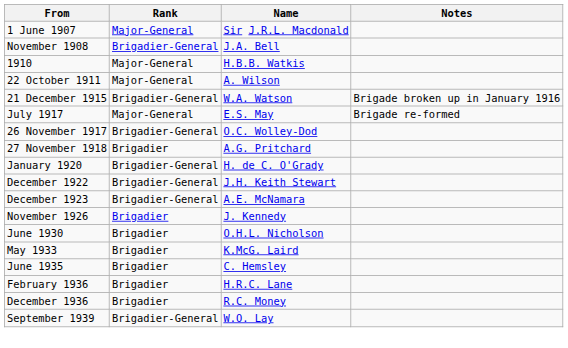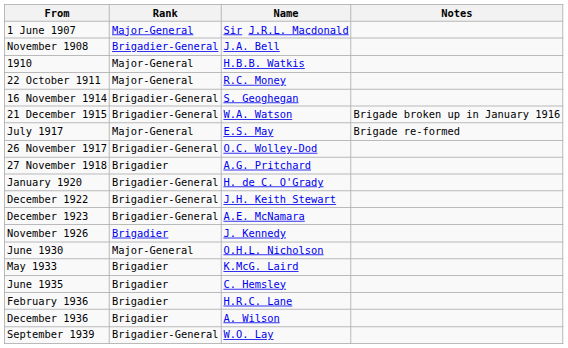(252, 81) A. Wilson -> (255, 81) R.C. Money
+ row: (57, 98)
(140, 233) Brigadier -> (153, 250) Major-General
(255, 301) R.C. Money -> (252, 318) A. Wilson
